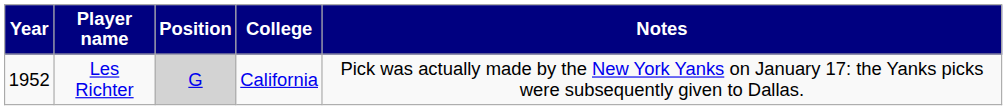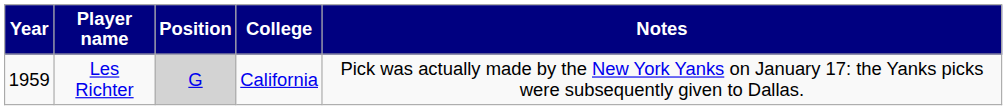(29, 79) 1952 -> (29, 79) 1959
